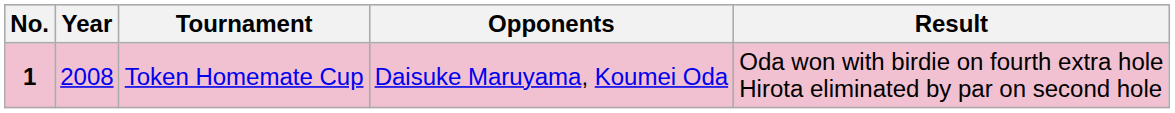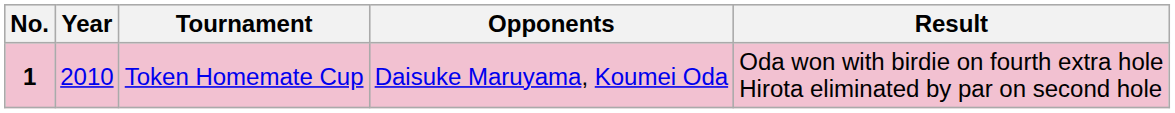(87, 75) 2008 -> (87, 75) 2010
